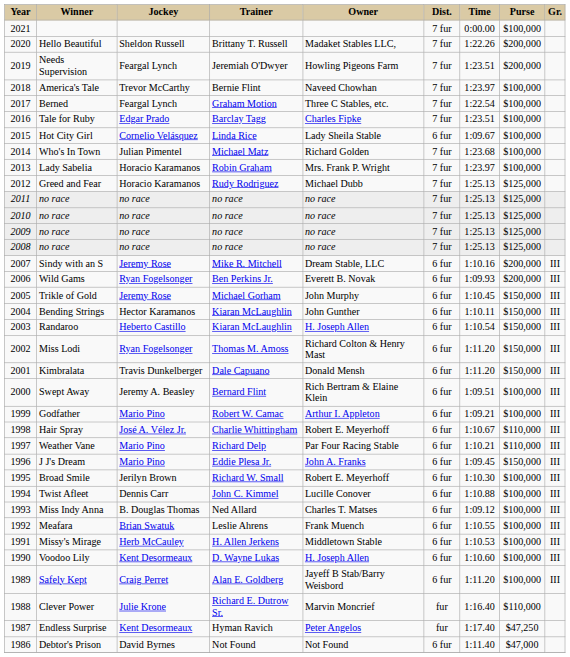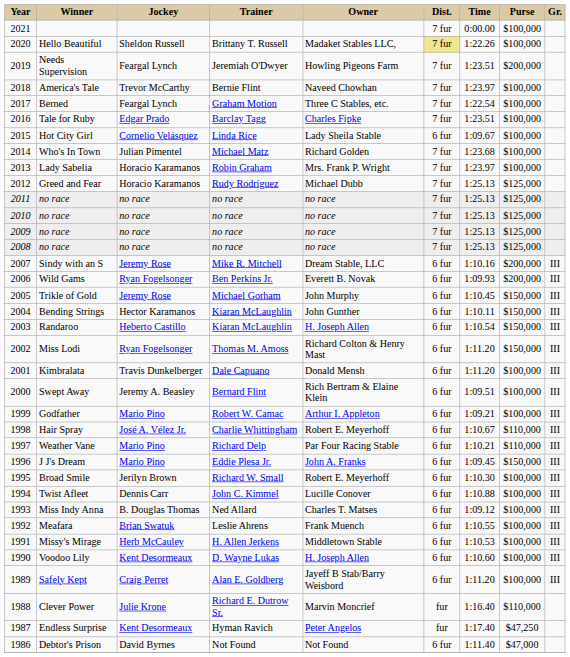(442, 44) no background -> (442, 44) khaki background
(522, 44) $200,000 -> (522, 44) $100,000
(522, 370) $150,000 -> (522, 370) $100,000
